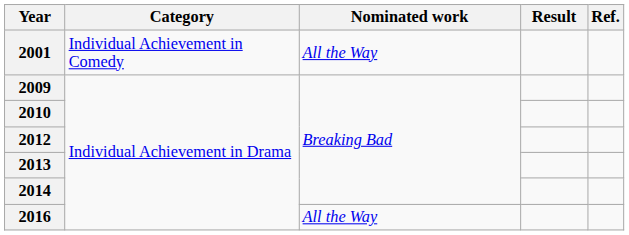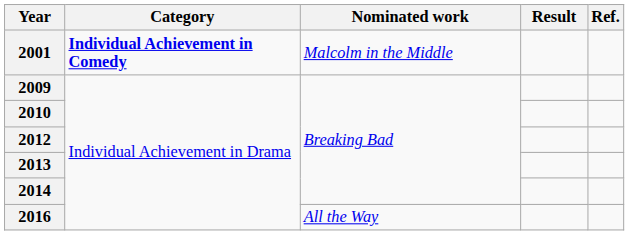(156, 52) normal -> (161, 52) bold
(340, 52) All the Way -> (378, 52) Malcolm in the Middle
